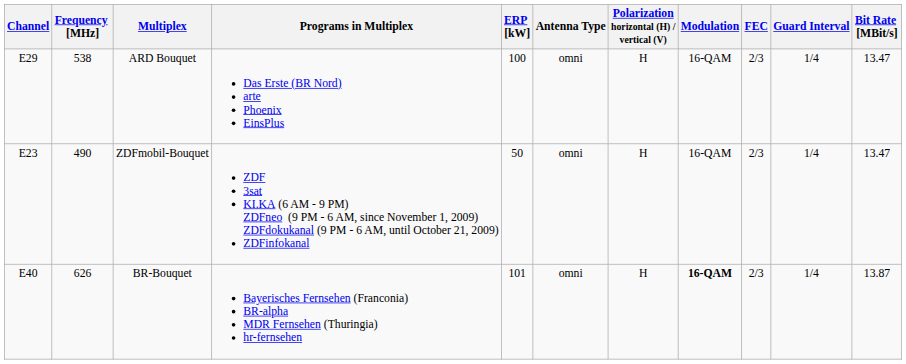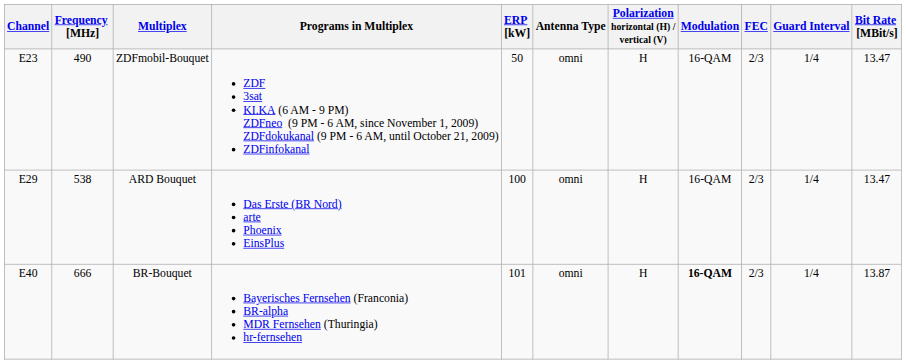rows swapped: (162, 153) <-> (162, 58)
(83, 273) 626 -> (83, 273) 666
